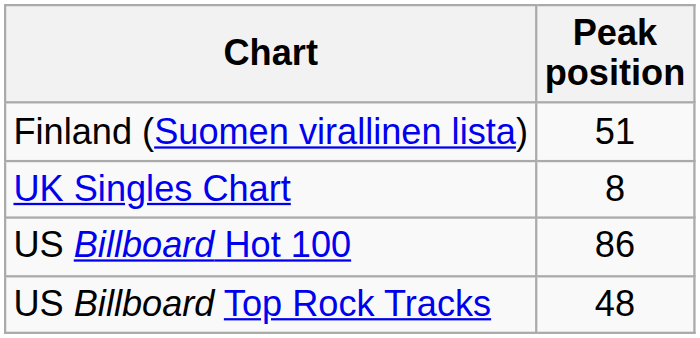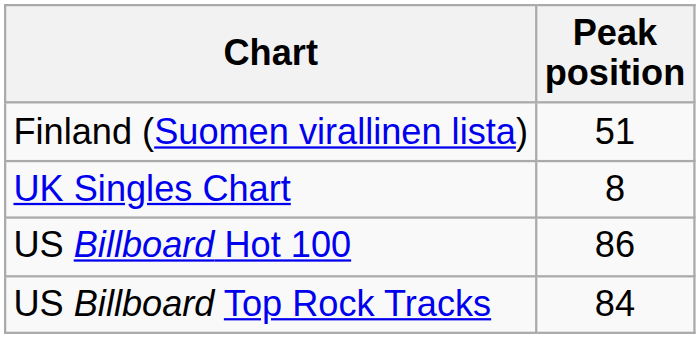(615, 303) 48 -> (615, 303) 84
